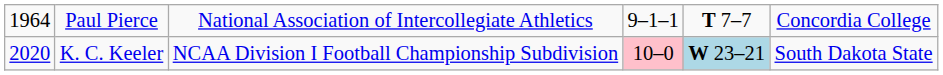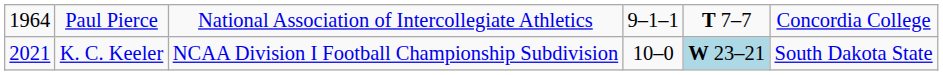(30, 53) 2020 -> (30, 53) 2021
(653, 53) pink background -> (653, 53) no background
